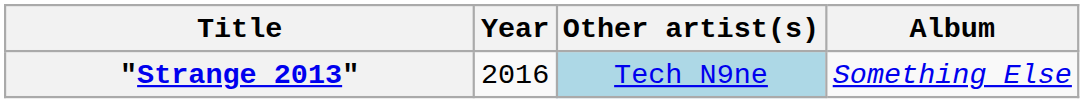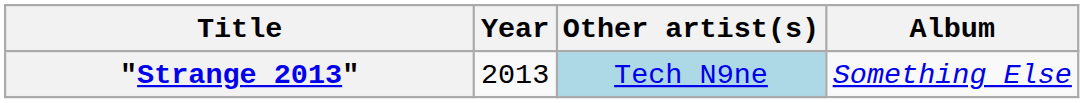(515, 75) 2016 -> (515, 75) 2013
